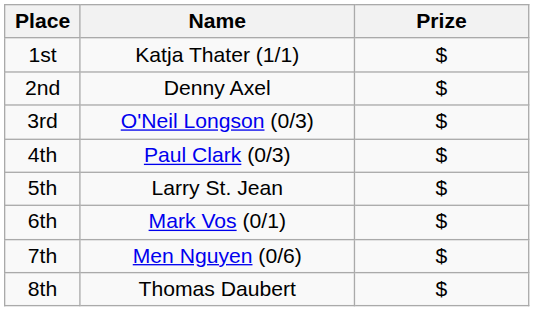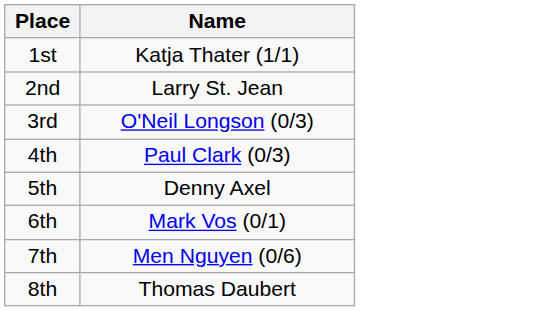- column: (441, 21)
(217, 88) Denny Axel -> (217, 88) Larry St. Jean
(217, 188) Larry St. Jean -> (217, 188) Denny Axel
